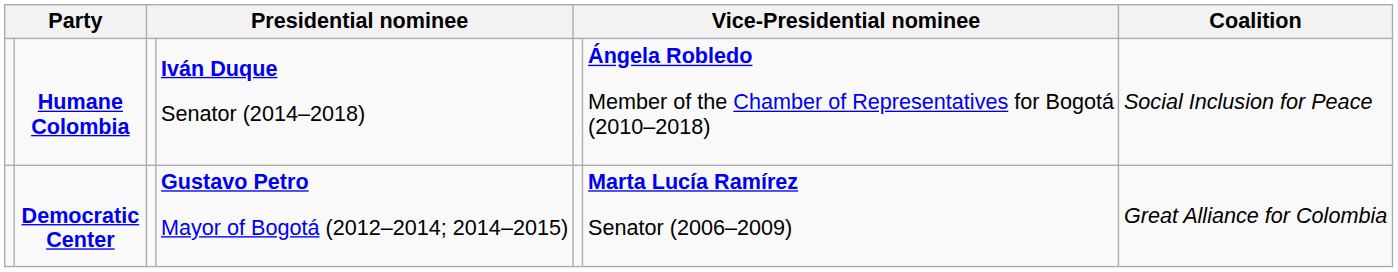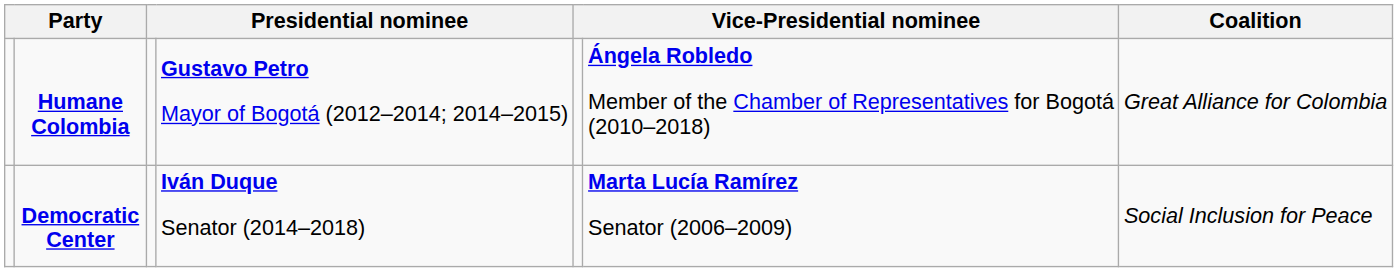(365, 91) Iván Duque Senator (2014–2018) -> (365, 91) Gustavo Petro Mayor of Bogotá (2012–2014; 2014–2015)
(1248, 101) Social Inclusion for Peace -> (1256, 101) Great Alliance for Colombia
(365, 205) Gustavo Petro Mayor of Bogotá (2012–2014; 2014–2015) -> (365, 205) Iván Duque Senator (2014–2018)
(1256, 215) Great Alliance for Colombia -> (1248, 215) Social Inclusion for Peace
